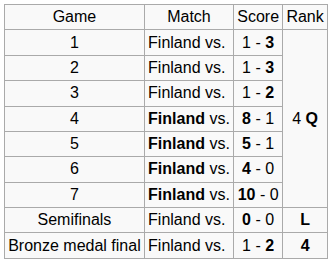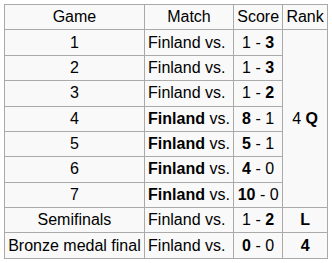(258, 220) 0 - 0 -> (258, 220) 1 - 2
(258, 245) 1 - 2 -> (258, 245) 0 - 0
